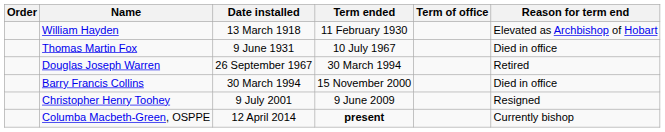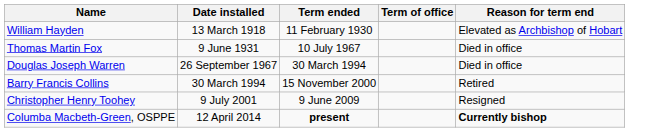- column: (22, 13)
(511, 65) Retired -> (490, 65) Died in office
(525, 83) Died in office -> (476, 83) Retired
(534, 118) normal -> (503, 118) bold
